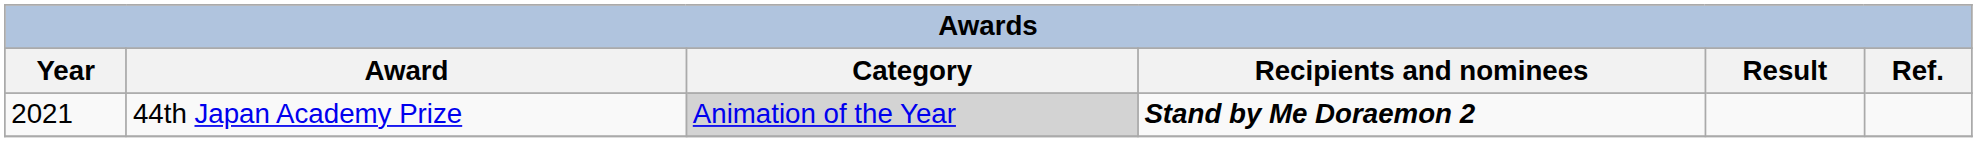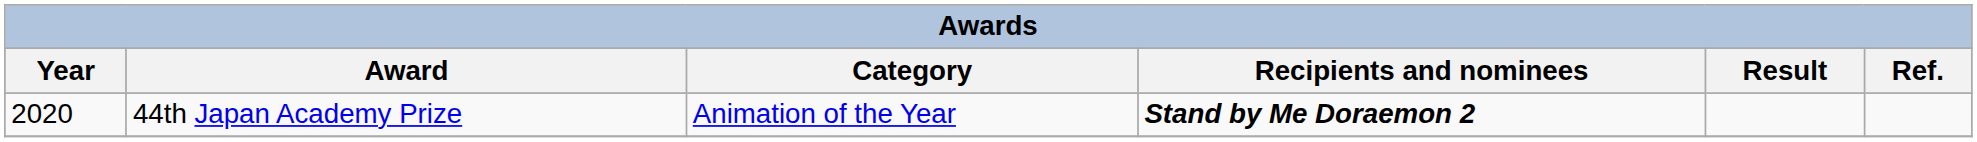(42, 114) 2021 -> (42, 114) 2020
(824, 114) lightgrey background -> (824, 114) no background
